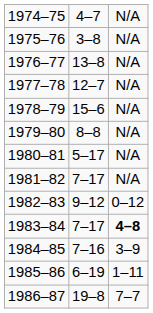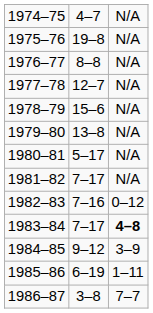(88, 39) 3–8 -> (88, 39) 19–8
(88, 62) 13–8 -> (88, 62) 8–8
(88, 132) 8–8 -> (88, 132) 13–8
(88, 202) 9–12 -> (88, 202) 7–16
(88, 249) 7–16 -> (88, 249) 9–12
(88, 296) 19–8 -> (88, 296) 3–8
